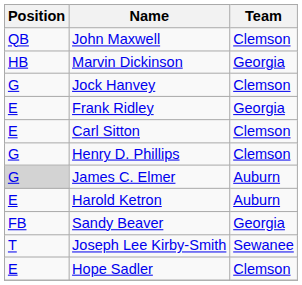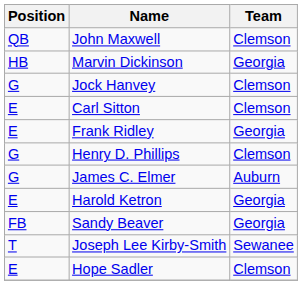rows swapped: (106, 131) <-> (113, 108)
(14, 177) lightgrey background -> (14, 177) no background
(257, 200) Auburn -> (259, 200) Georgia
